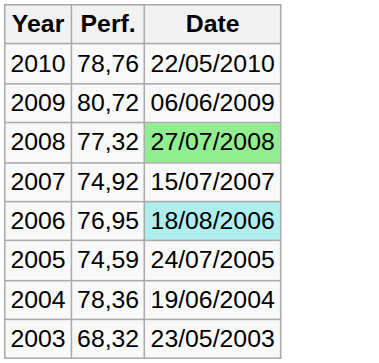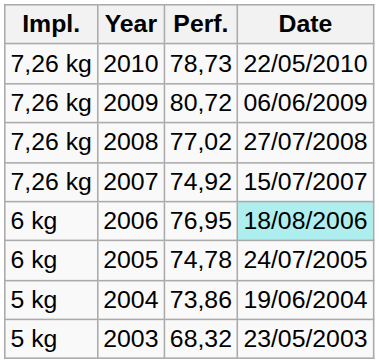+ column: (51, 24)
(108, 63) 78,76 -> (201, 63) 78,73
(108, 142) 77,32 -> (201, 142) 77,02
(213, 142) lightgreen background -> (305, 142) no background
(108, 260) 74,59 -> (201, 260) 74,78
(108, 299) 78,36 -> (201, 299) 73,86
